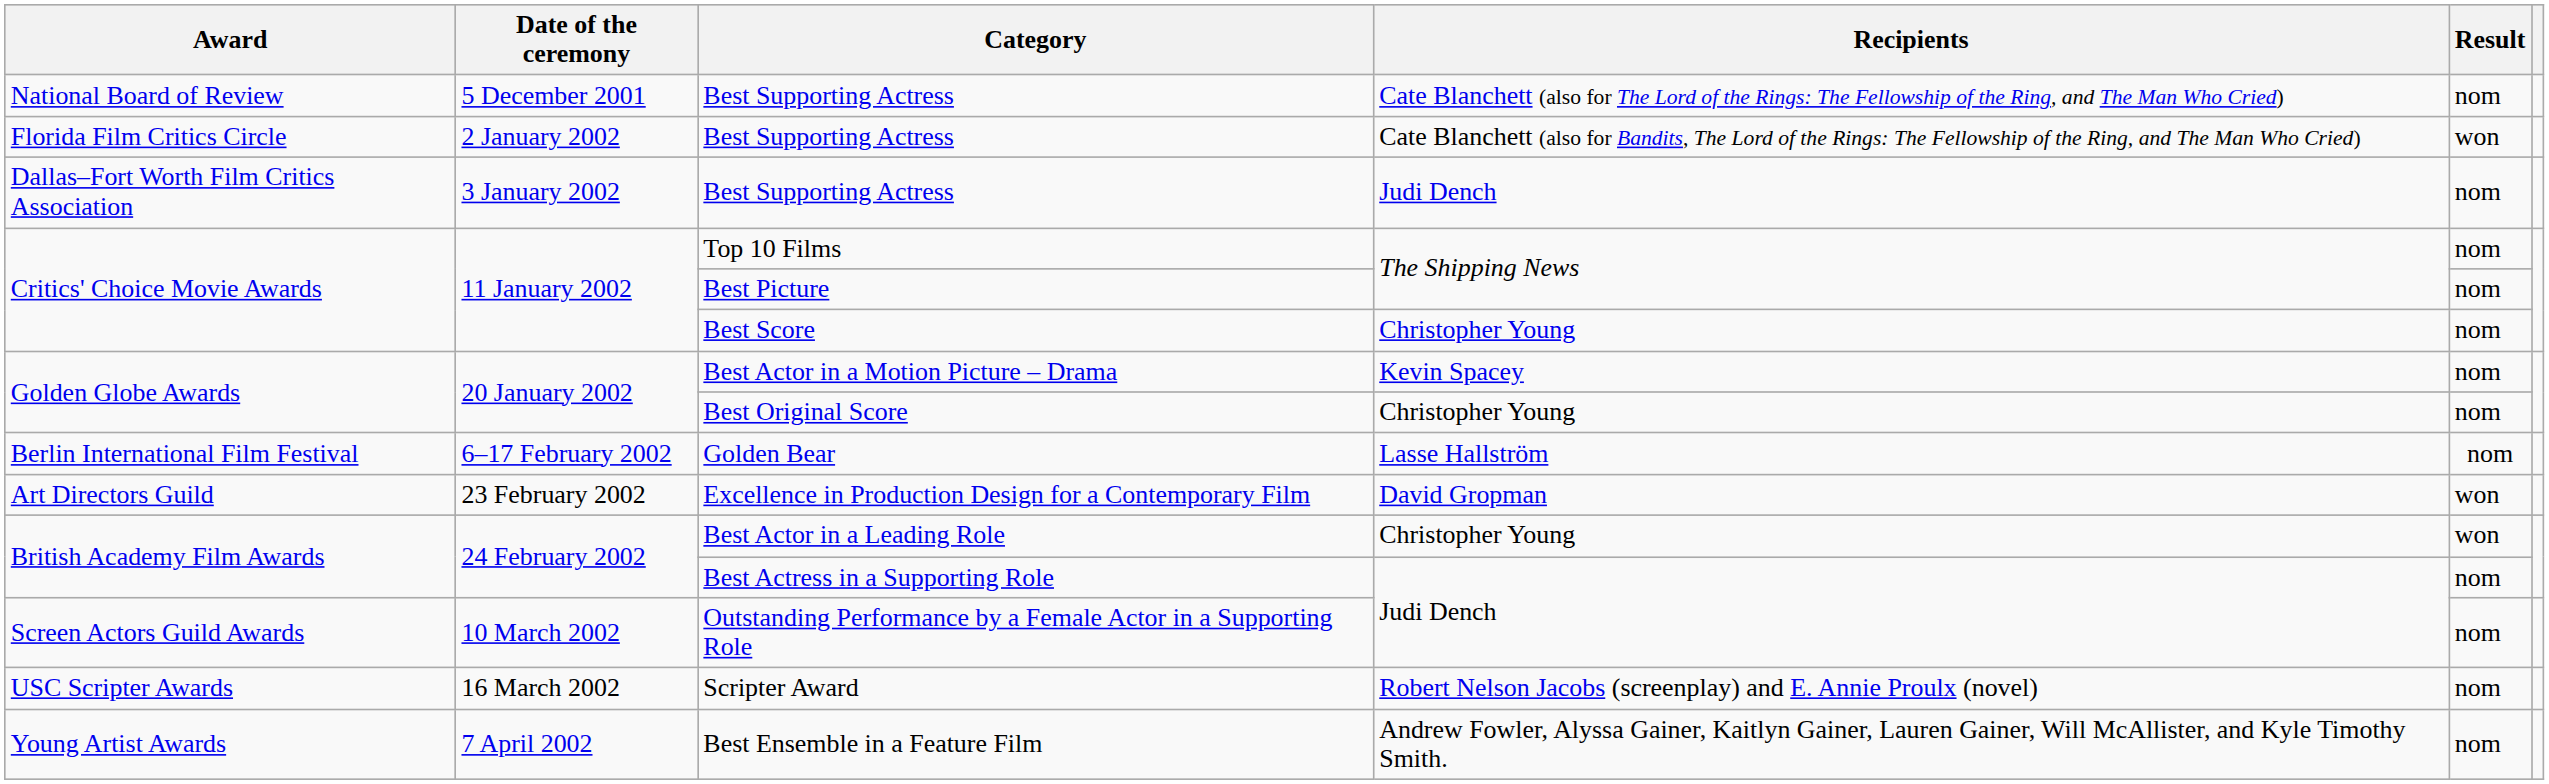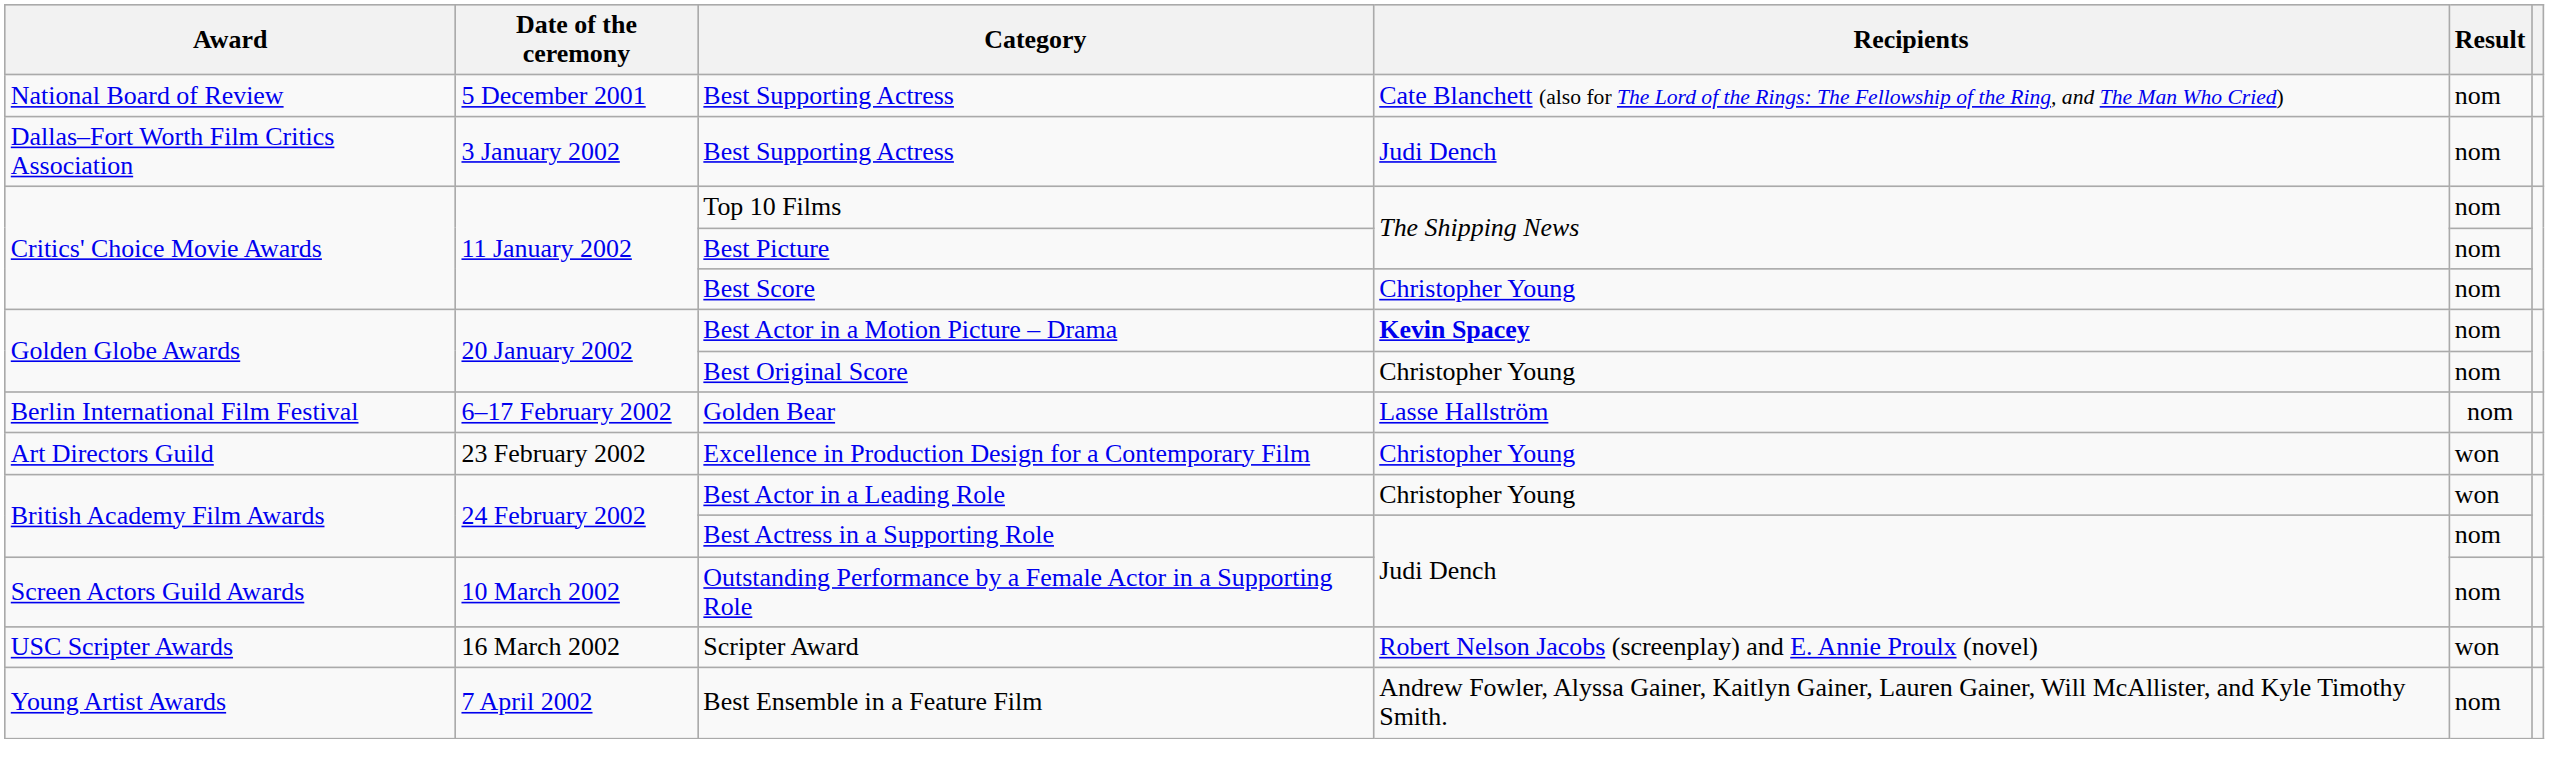- row: (149, 136)
(1452, 371) normal -> (1454, 330) bold
(1463, 494) David Gropman -> (1477, 453) Christopher Young
(2478, 688) nom -> (2477, 646) won
